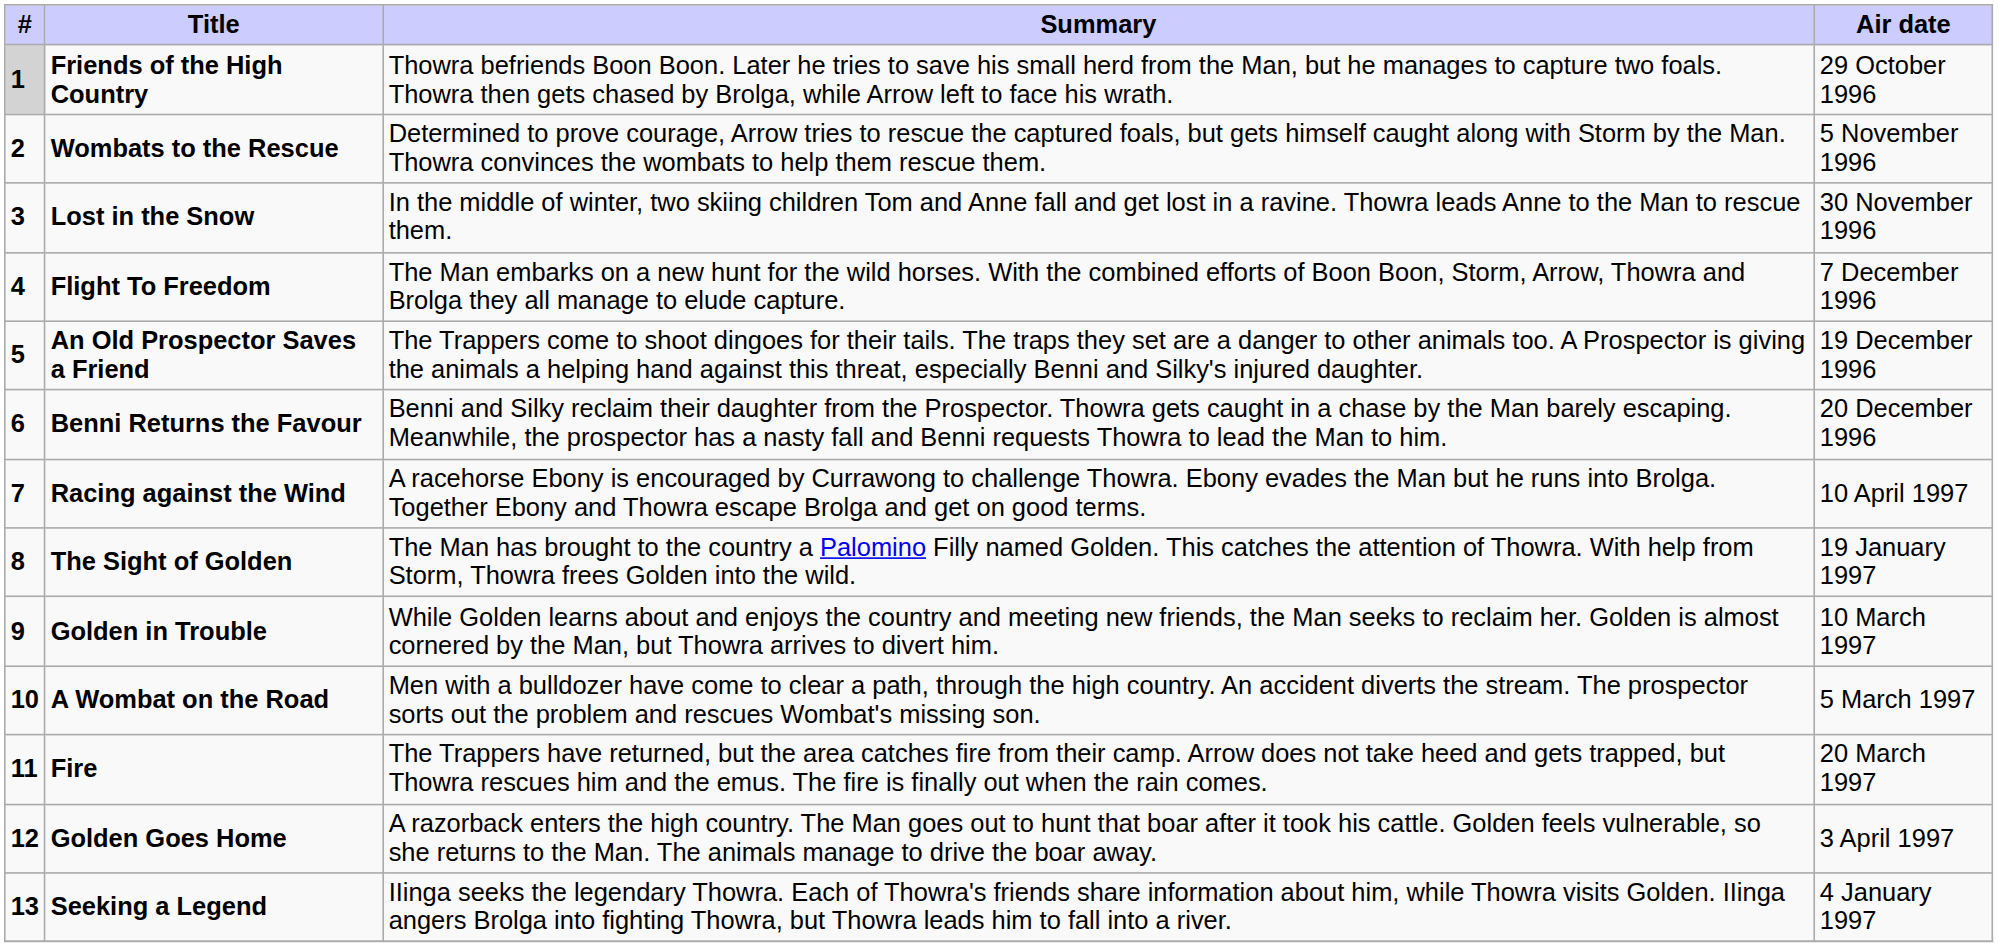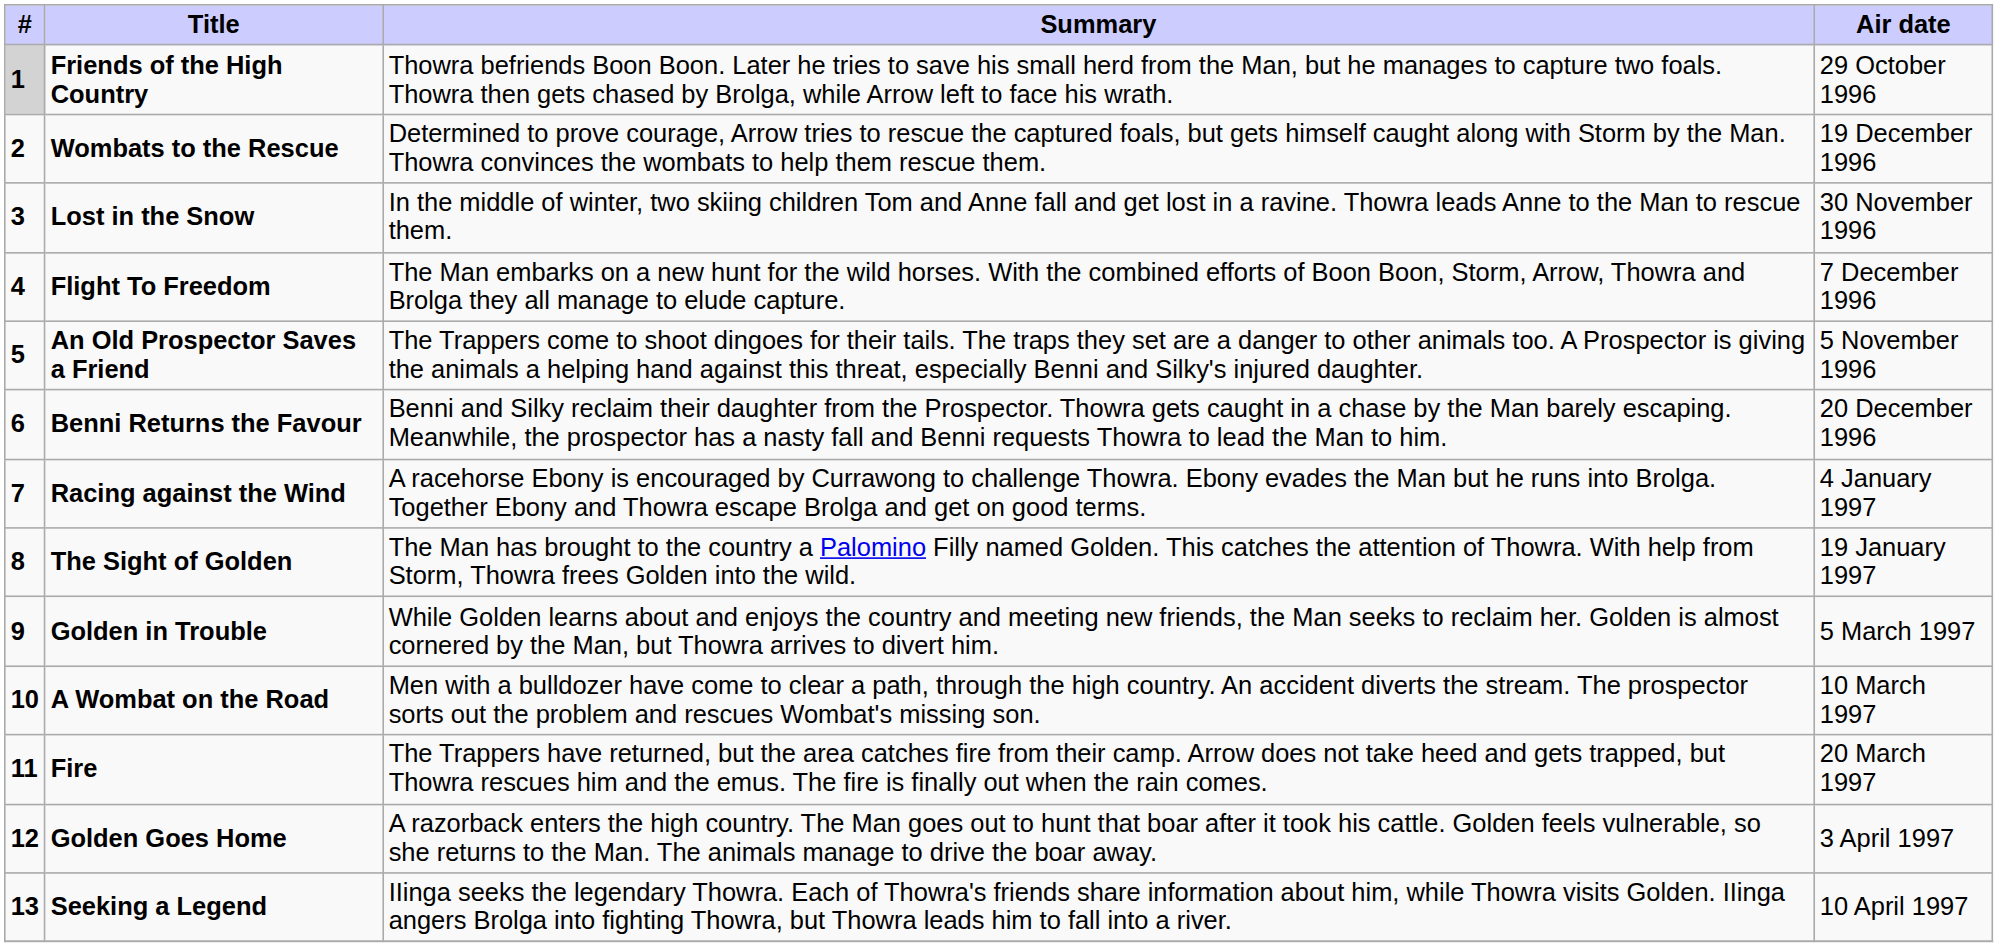(1889, 148) 5 November 1996 -> (1896, 148) 19 December 1996
(1896, 355) 19 December 1996 -> (1889, 355) 5 November 1996
(1894, 493) 10 April 1997 -> (1876, 493) 4 January 1997
(1873, 631) 10 March 1997 -> (1898, 631) 5 March 1997
(1898, 700) 5 March 1997 -> (1873, 700) 10 March 1997
(1876, 906) 4 January 1997 -> (1894, 906) 10 April 1997
